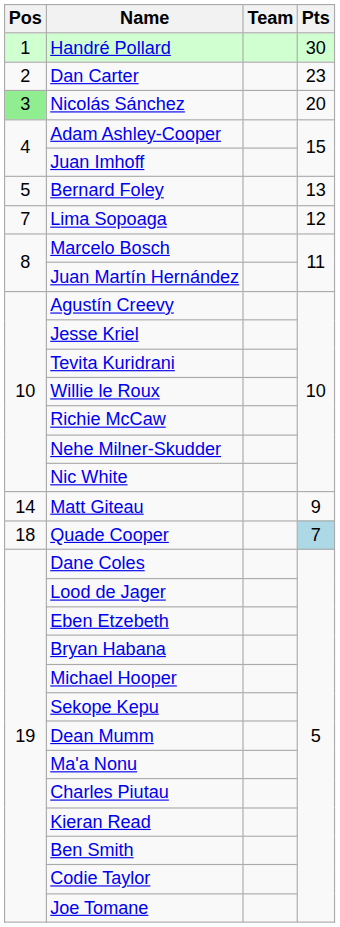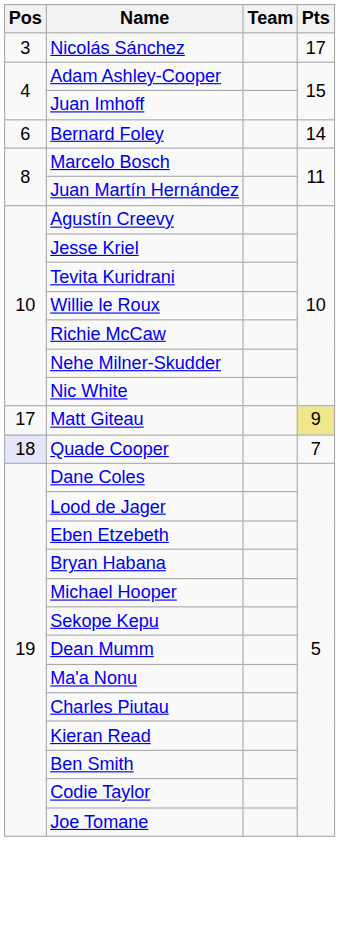- row: (111, 47)
- row: (94, 76)
(25, 104) lightgreen background -> (25, 47) no background
(316, 104) 20 -> (316, 47) 17
(25, 190) 5 -> (25, 133) 6
(316, 190) 13 -> (316, 133) 14
- row: (109, 219)
(25, 506) 14 -> (25, 420) 17
(316, 506) no background -> (316, 420) khaki background
(25, 534) no background -> (25, 448) lavender background
(316, 534) lightblue background -> (316, 448) no background
